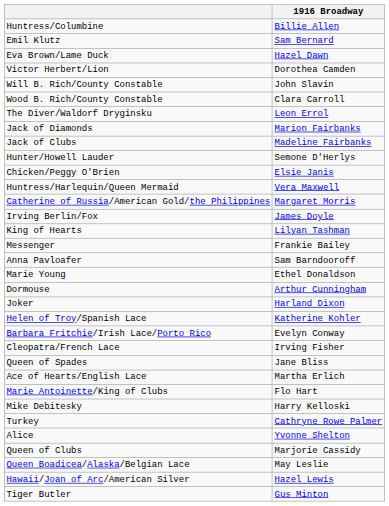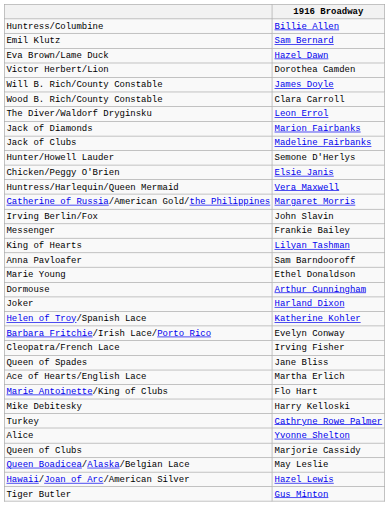(304, 85) John Slavin -> (304, 85) James Doyle
(304, 216) James Doyle -> (304, 216) John Slavin
rows swapped: (44, 231) <-> (31, 246)
